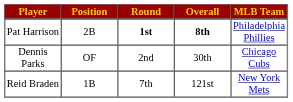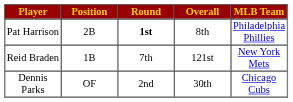(202, 32) bold -> (202, 32) normal
rows swapped: (33, 58) <-> (33, 84)
